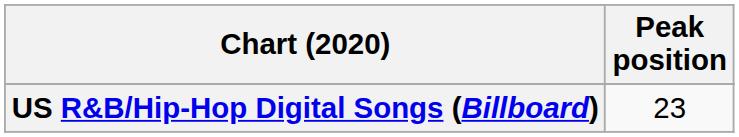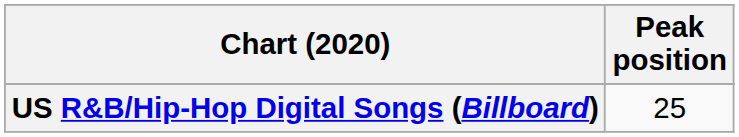(670, 107) 23 -> (670, 107) 25
